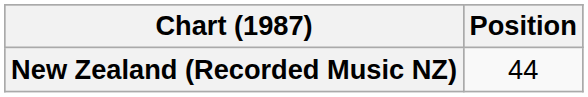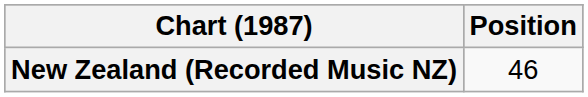(523, 69) 44 -> (523, 69) 46
